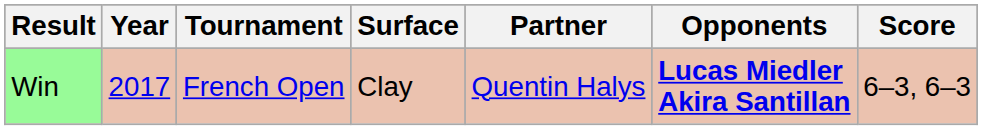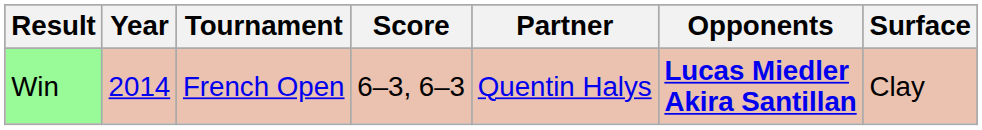columns swapped: (408, 26) <-> (917, 26)
(139, 85) 2017 -> (139, 85) 2014
